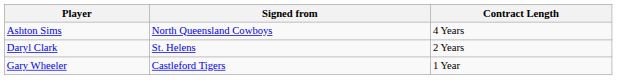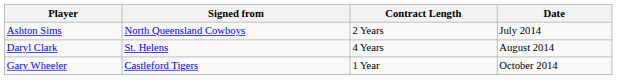+ column: (554, 13)
(449, 31) 4 Years -> (368, 31) 2 Years
(449, 48) 2 Years -> (368, 48) 4 Years
